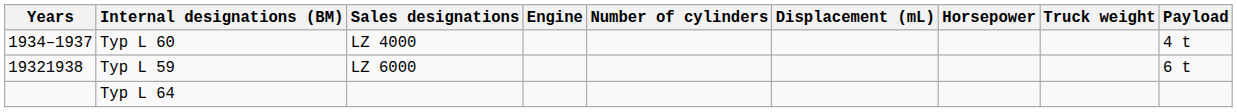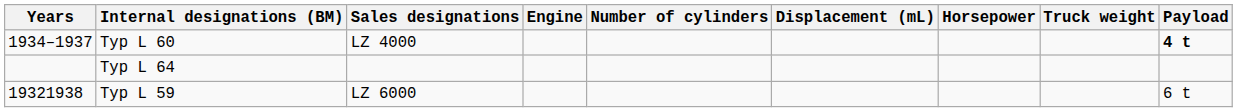(1177, 43) normal -> (1177, 43) bold
rows swapped: (137, 68) <-> (137, 94)
